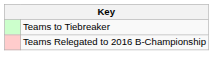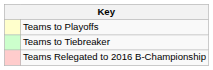+ row: (61, 27)
